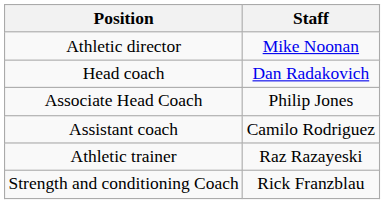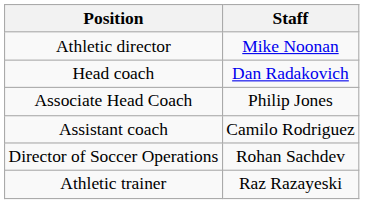+ row: (113, 156)
- row: (124, 184)
